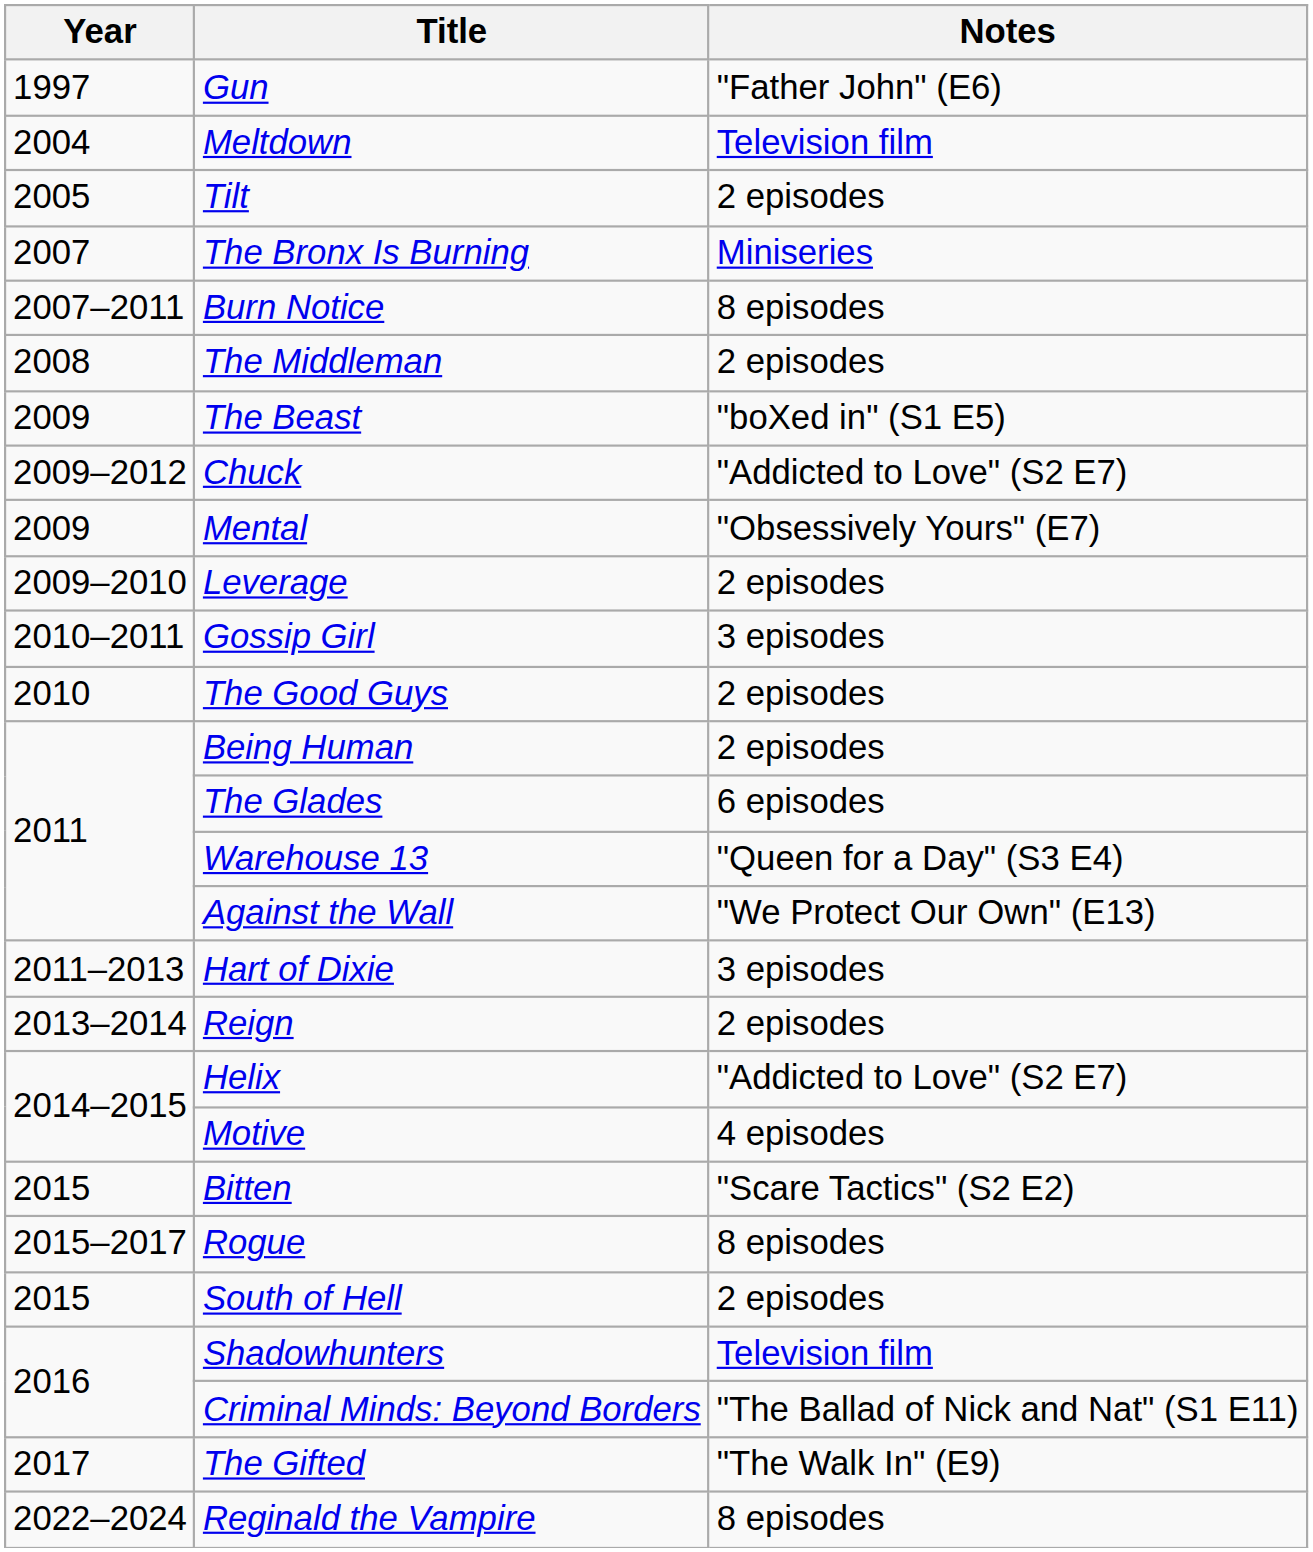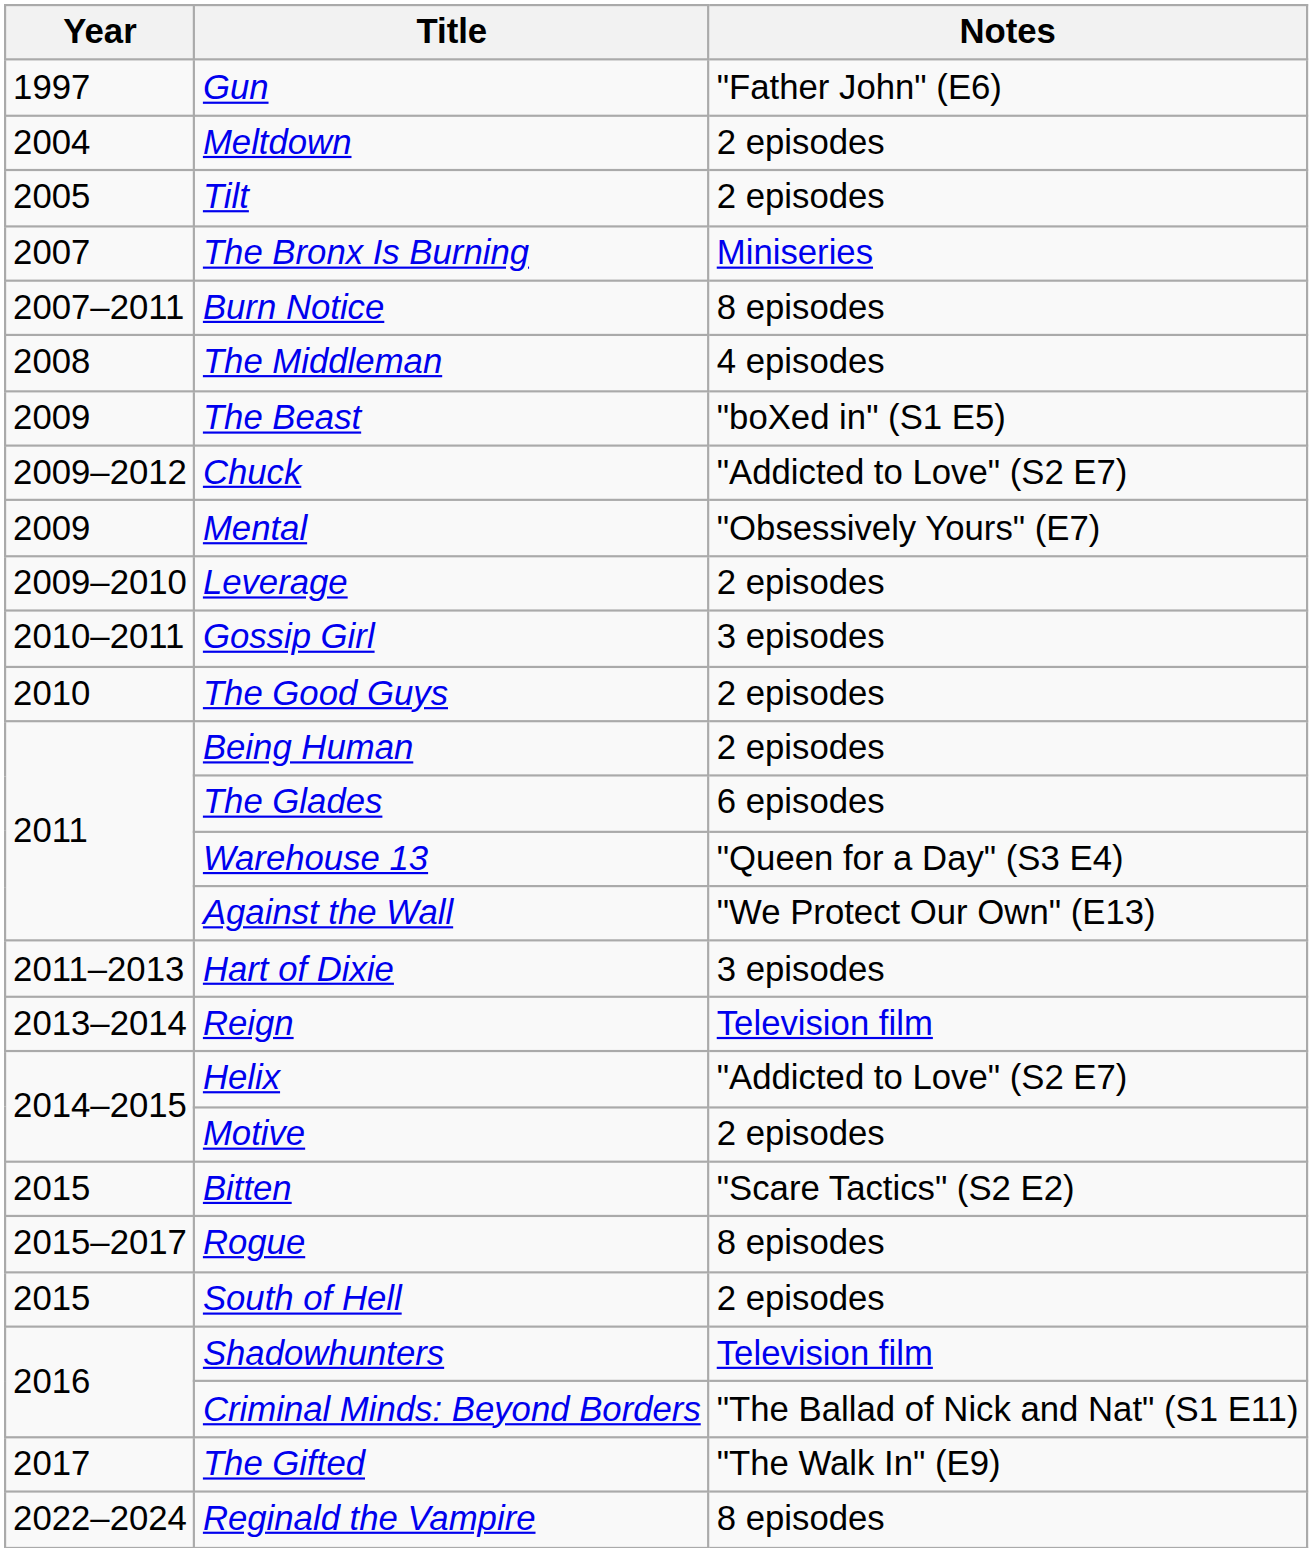(825, 142) Television film -> (801, 142) 2 episodes
(801, 362) 2 episodes -> (801, 362) 4 episodes
(801, 1023) 2 episodes -> (825, 1023) Television film
(801, 1133) 4 episodes -> (801, 1133) 2 episodes
